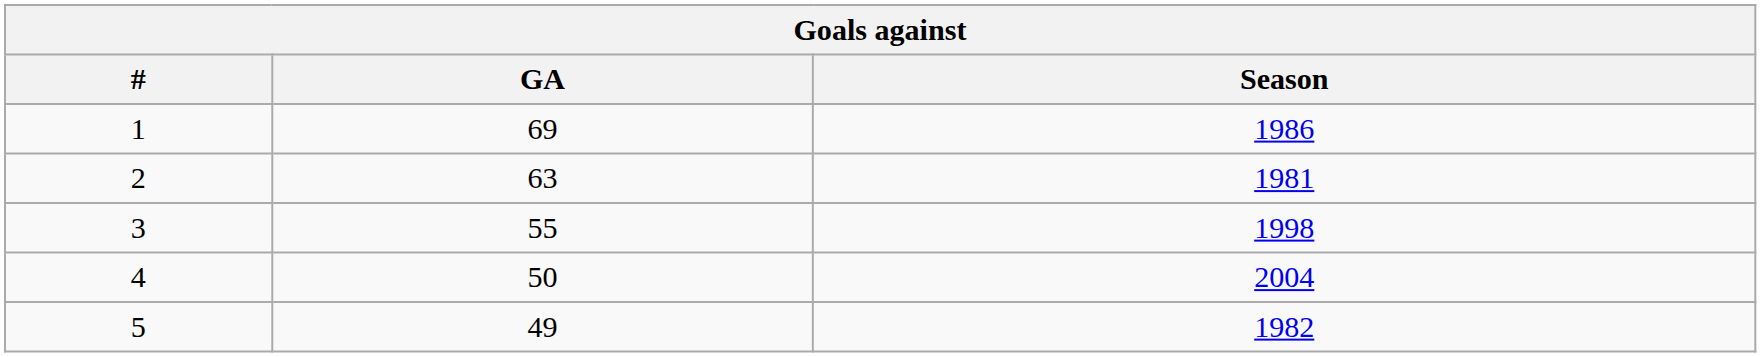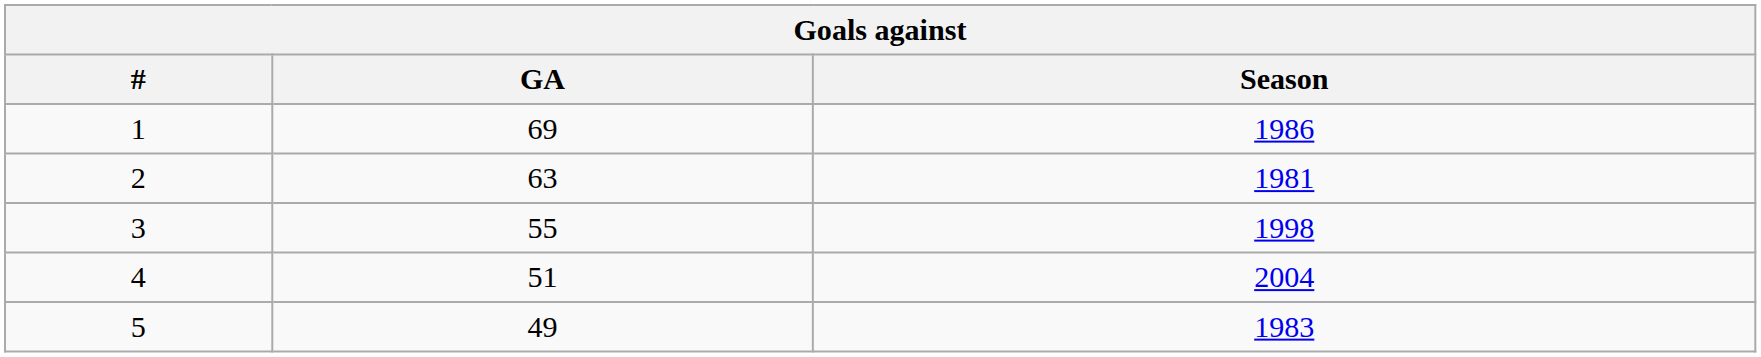(542, 277) 50 -> (542, 277) 51
(1284, 327) 1982 -> (1284, 327) 1983
